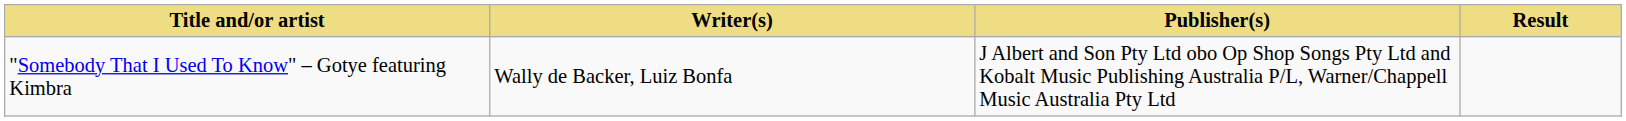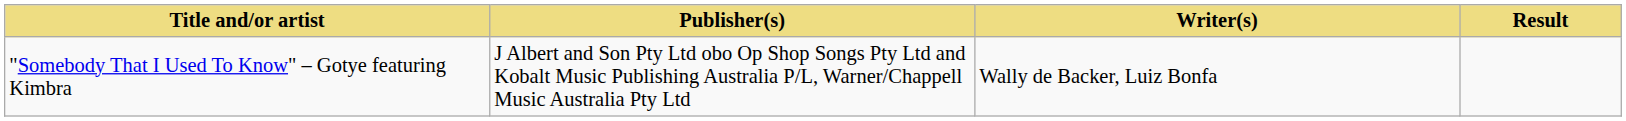columns swapped: (732, 20) <-> (1217, 20)
